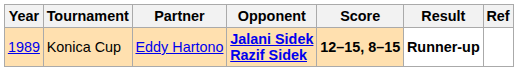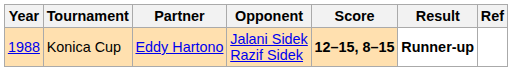(24, 47) 1989 -> (24, 47) 1988
(272, 47) bold -> (269, 47) normal
